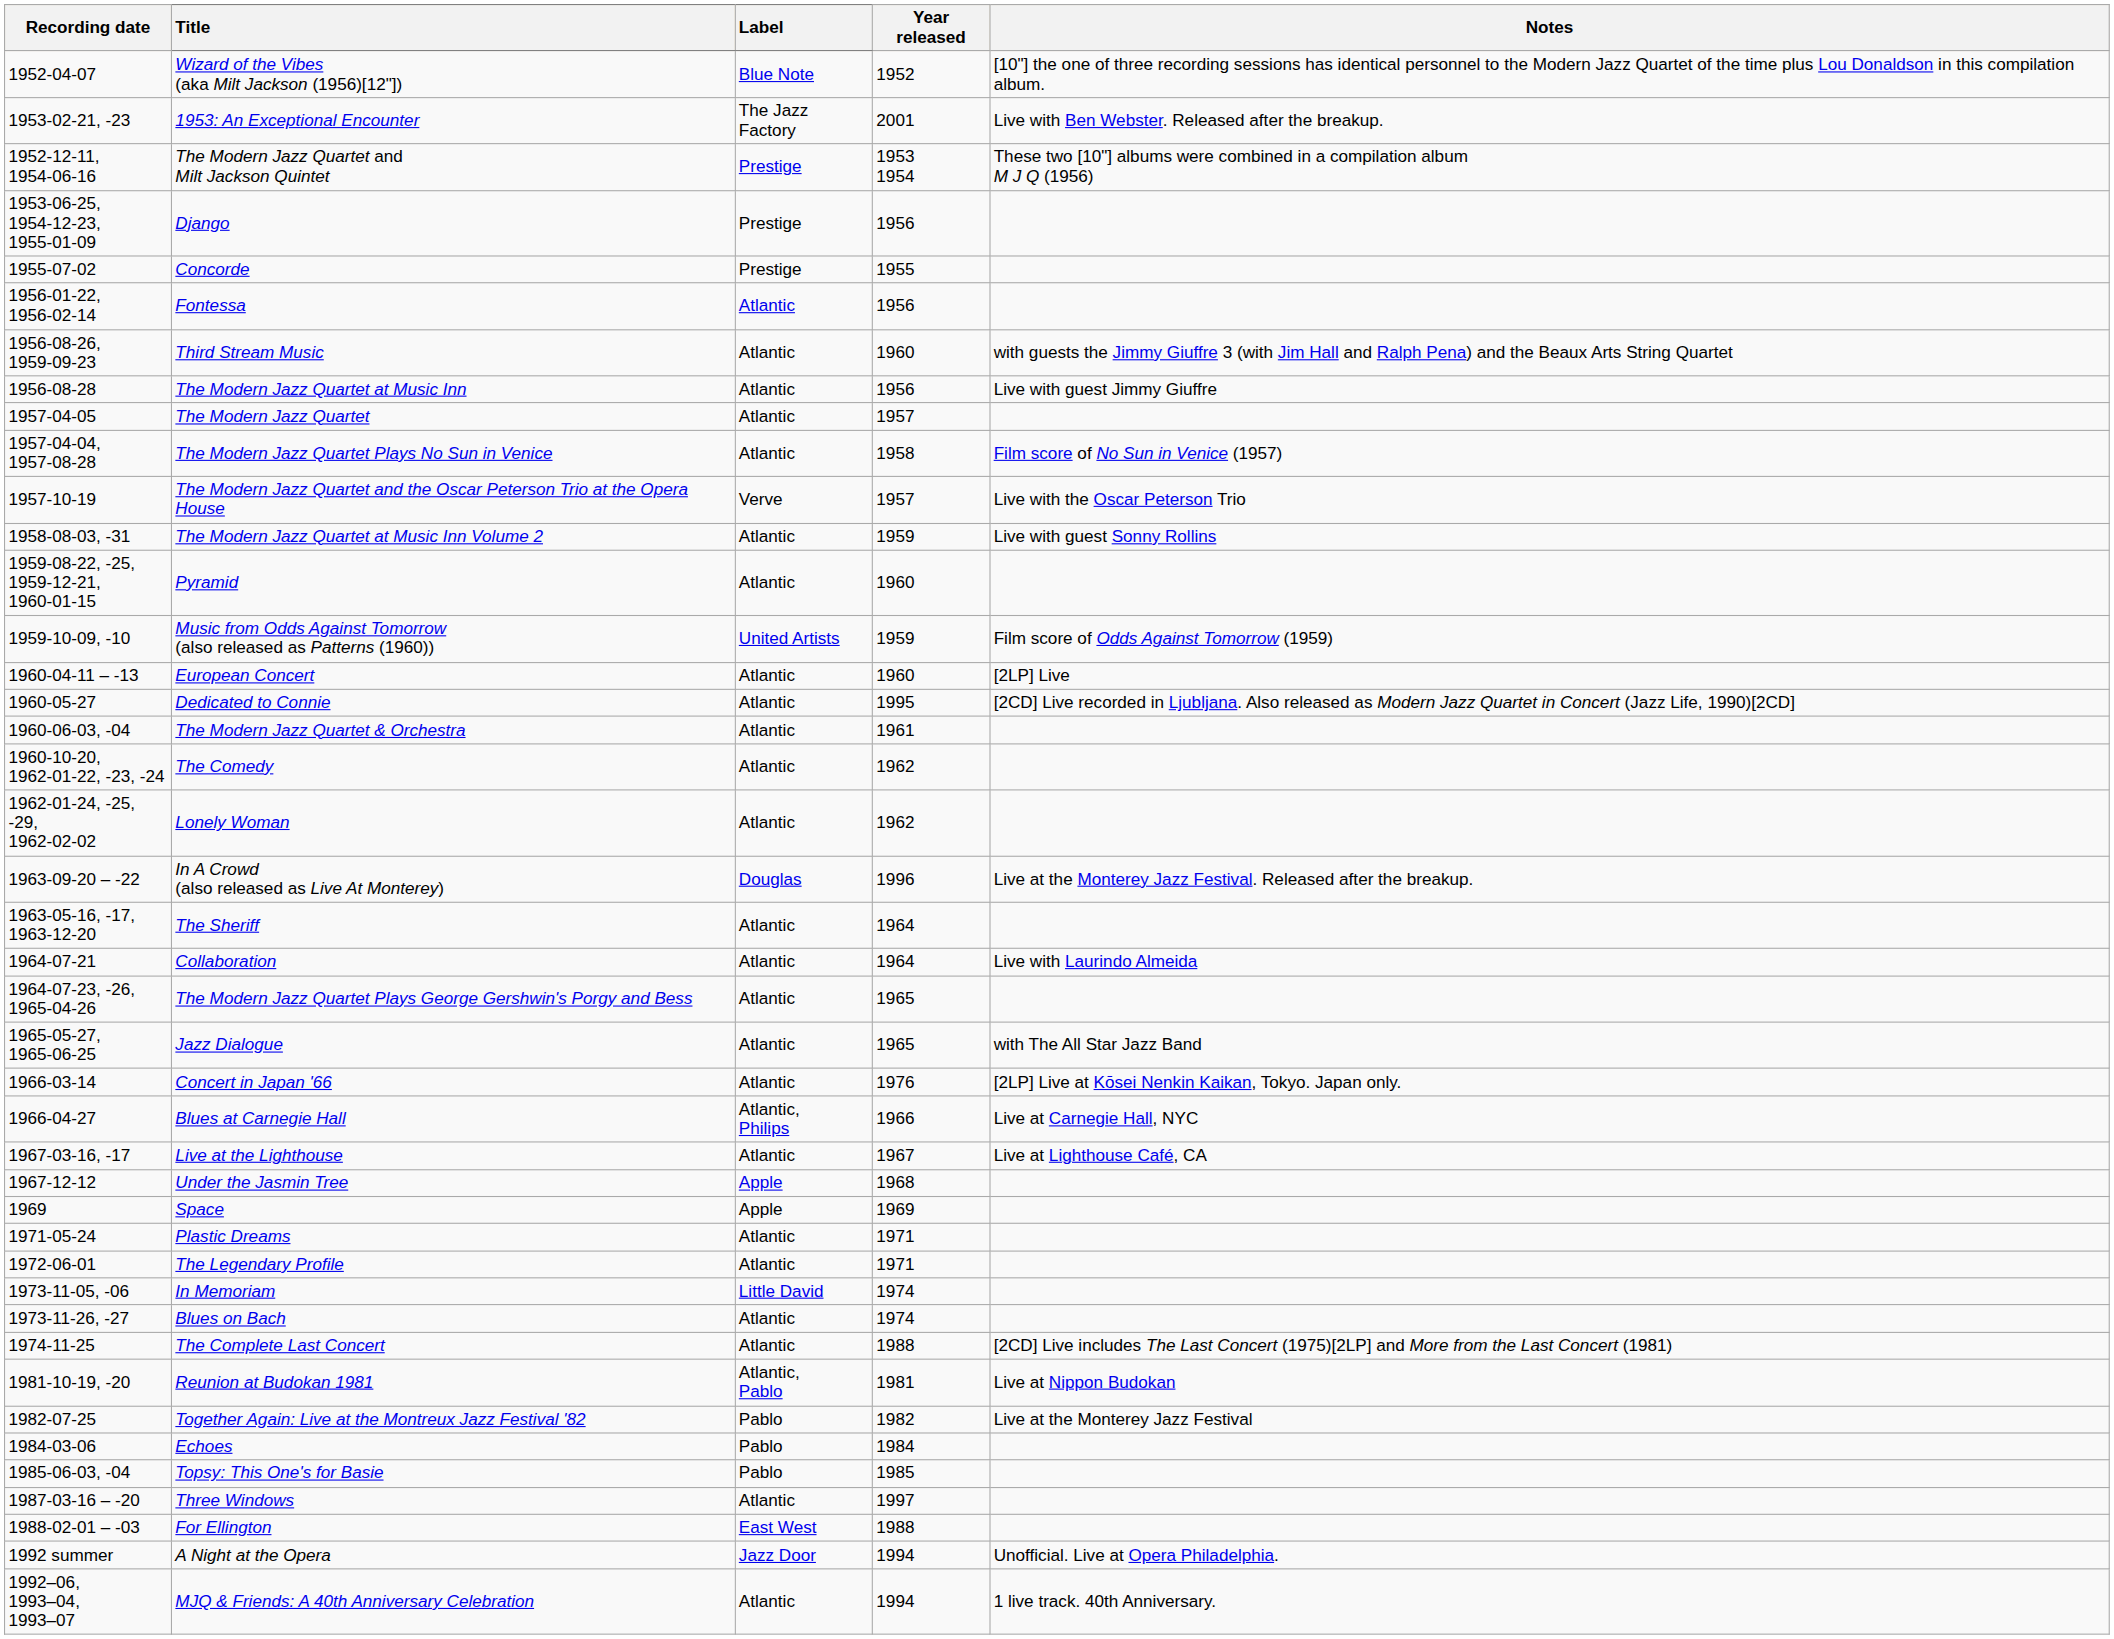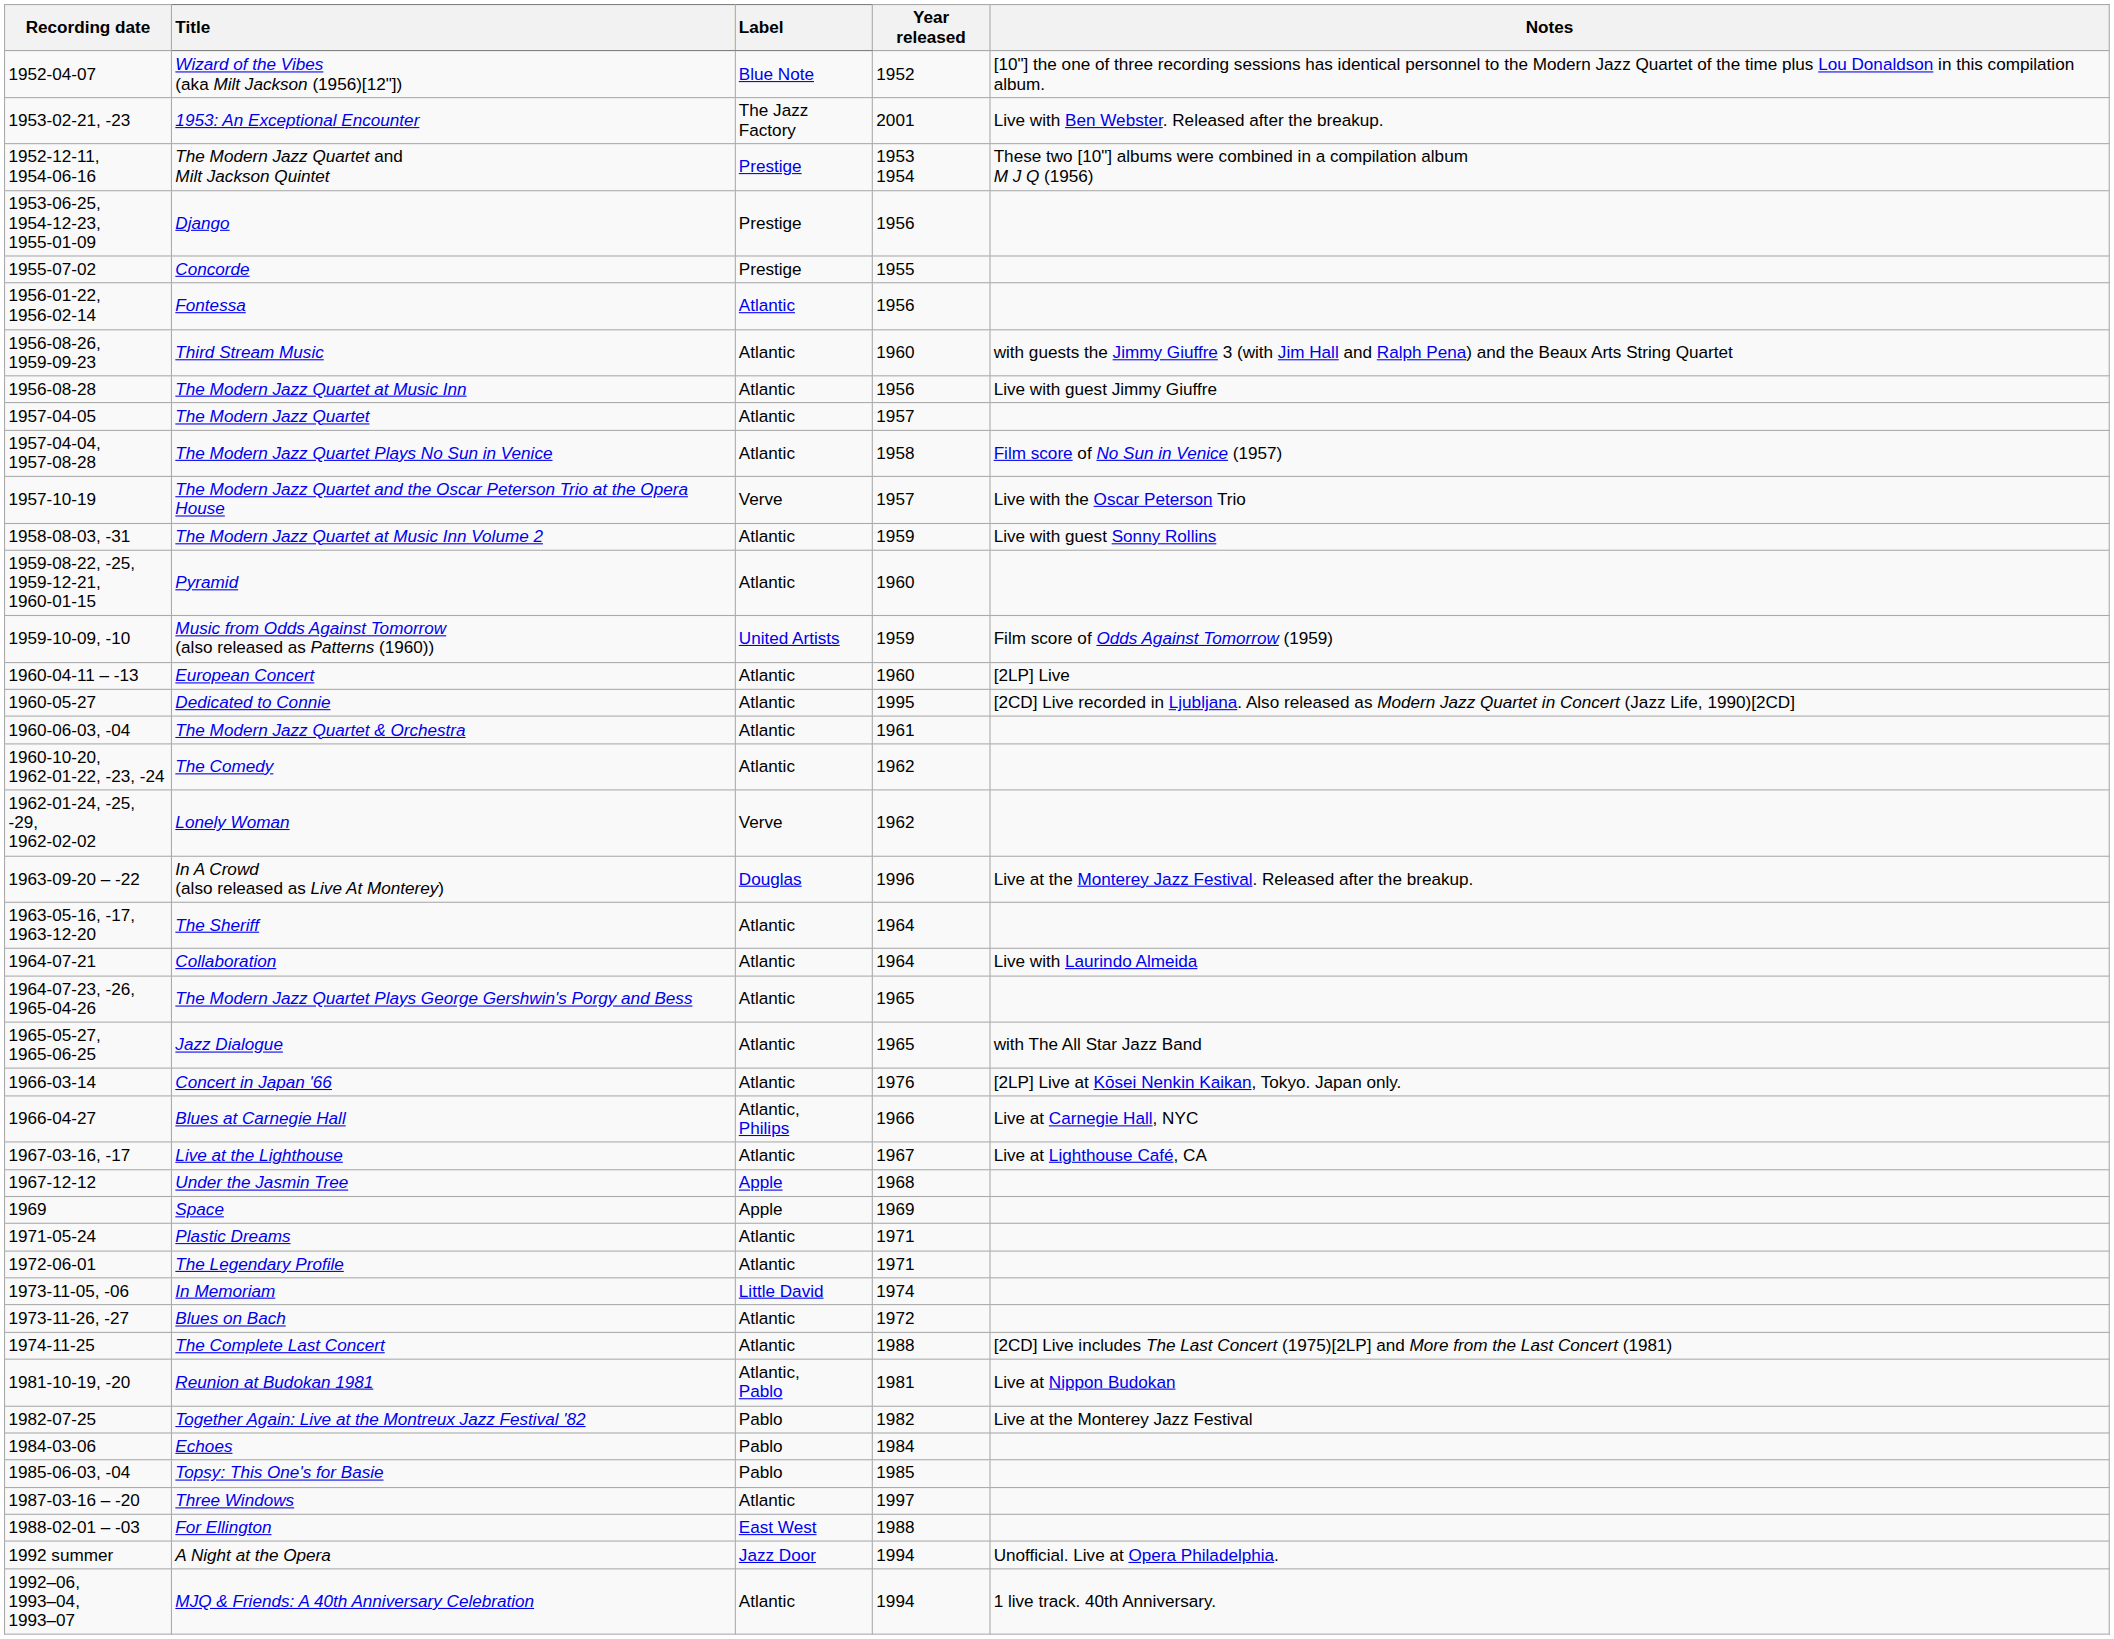(767, 822) Atlantic -> (761, 822) Verve
(895, 1318) 1974 -> (895, 1318) 1972
